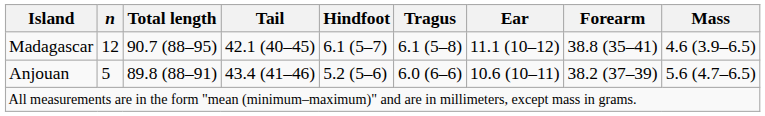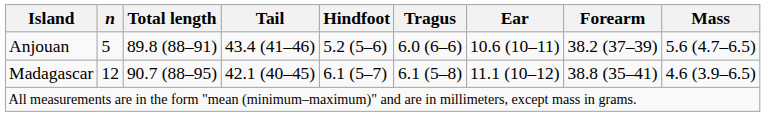rows swapped: (39, 73) <-> (51, 45)
